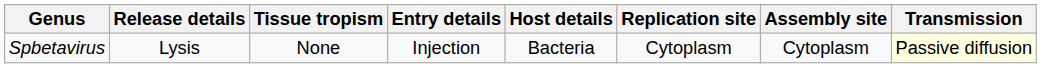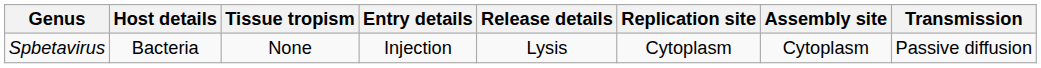columns swapped: (561, 18) <-> (179, 18)
(964, 47) lightyellow background -> (964, 47) no background
